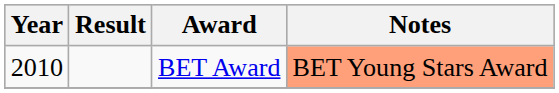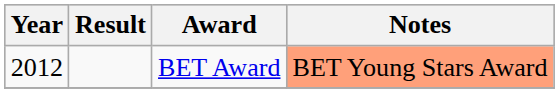(37, 66) 2010 -> (37, 66) 2012
